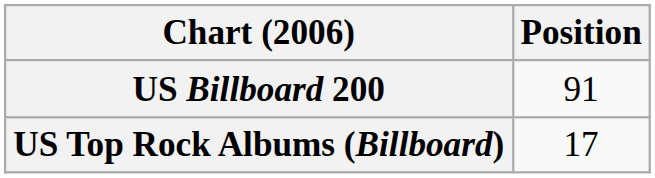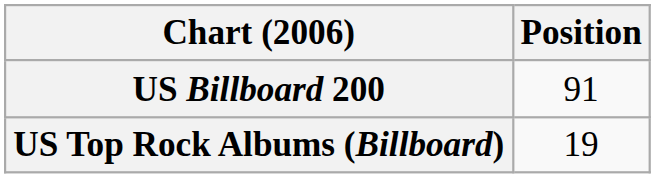(581, 144) 17 -> (581, 144) 19
